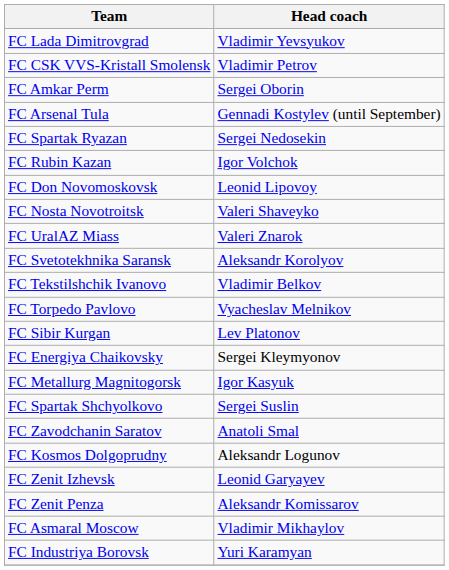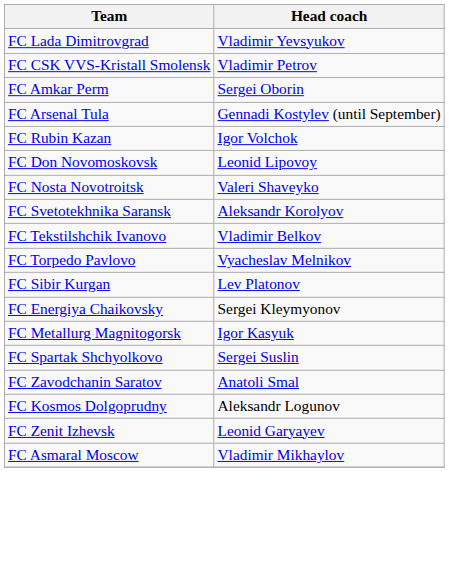- row: (67, 138)
- row: (63, 235)
- row: (56, 503)
- row: (78, 552)
